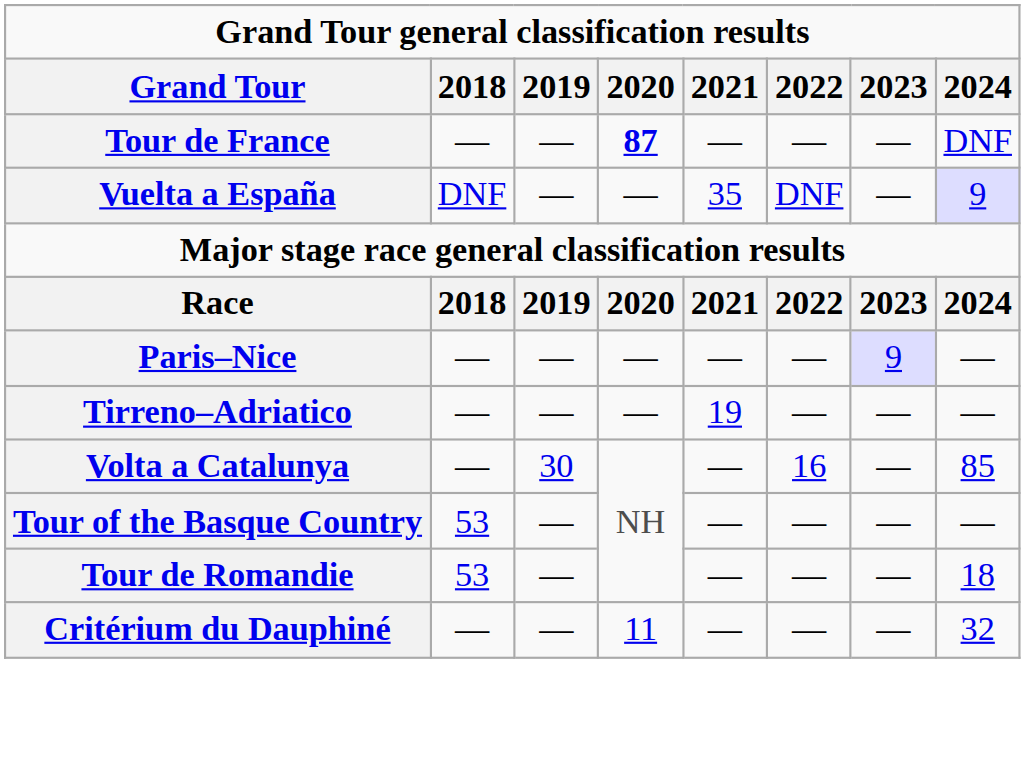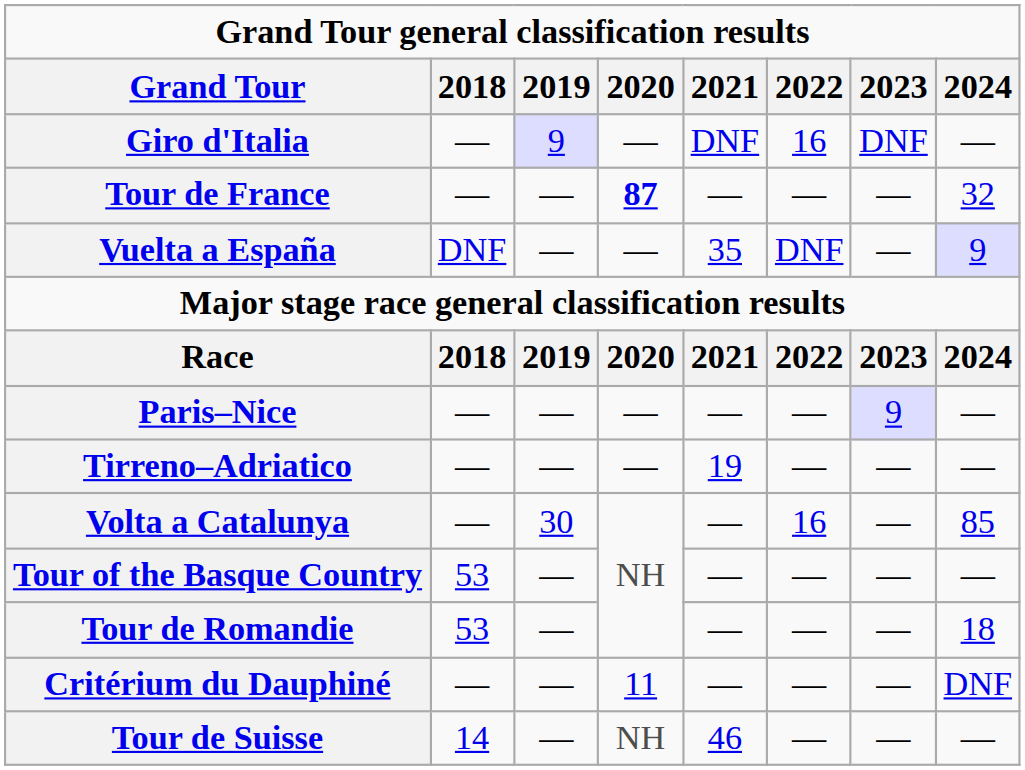+ row: (217, 140)
(978, 140) DNF -> (978, 194) 32
(978, 628) 32 -> (978, 683) DNF
+ row: (217, 737)
